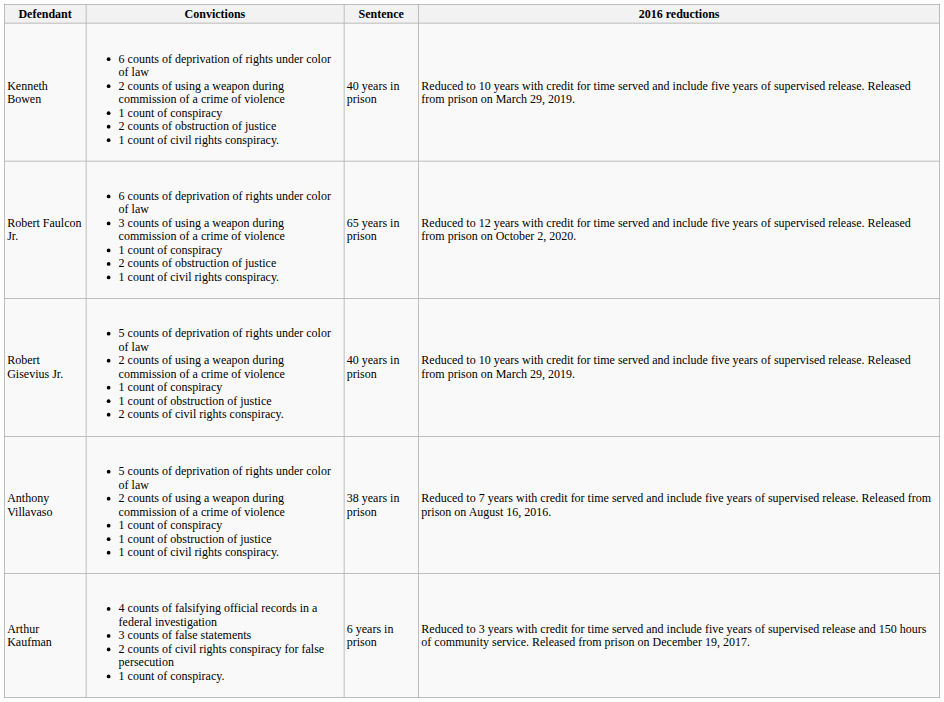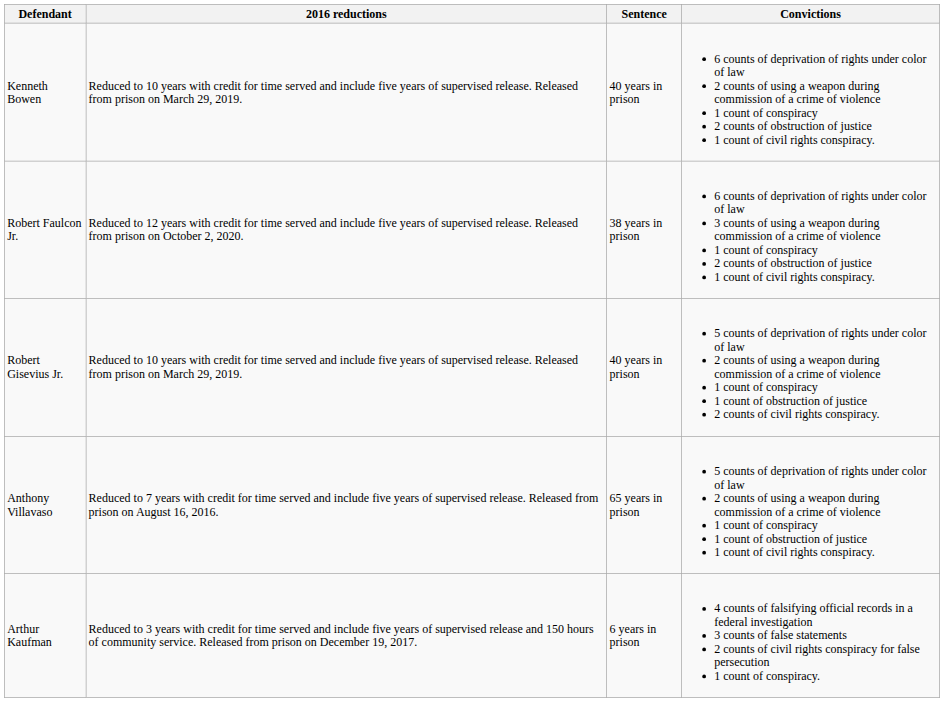columns swapped: (215, 14) <-> (679, 14)
(373, 229) 65 years in prison -> (636, 229) 38 years in prison
(373, 504) 38 years in prison -> (636, 504) 65 years in prison
